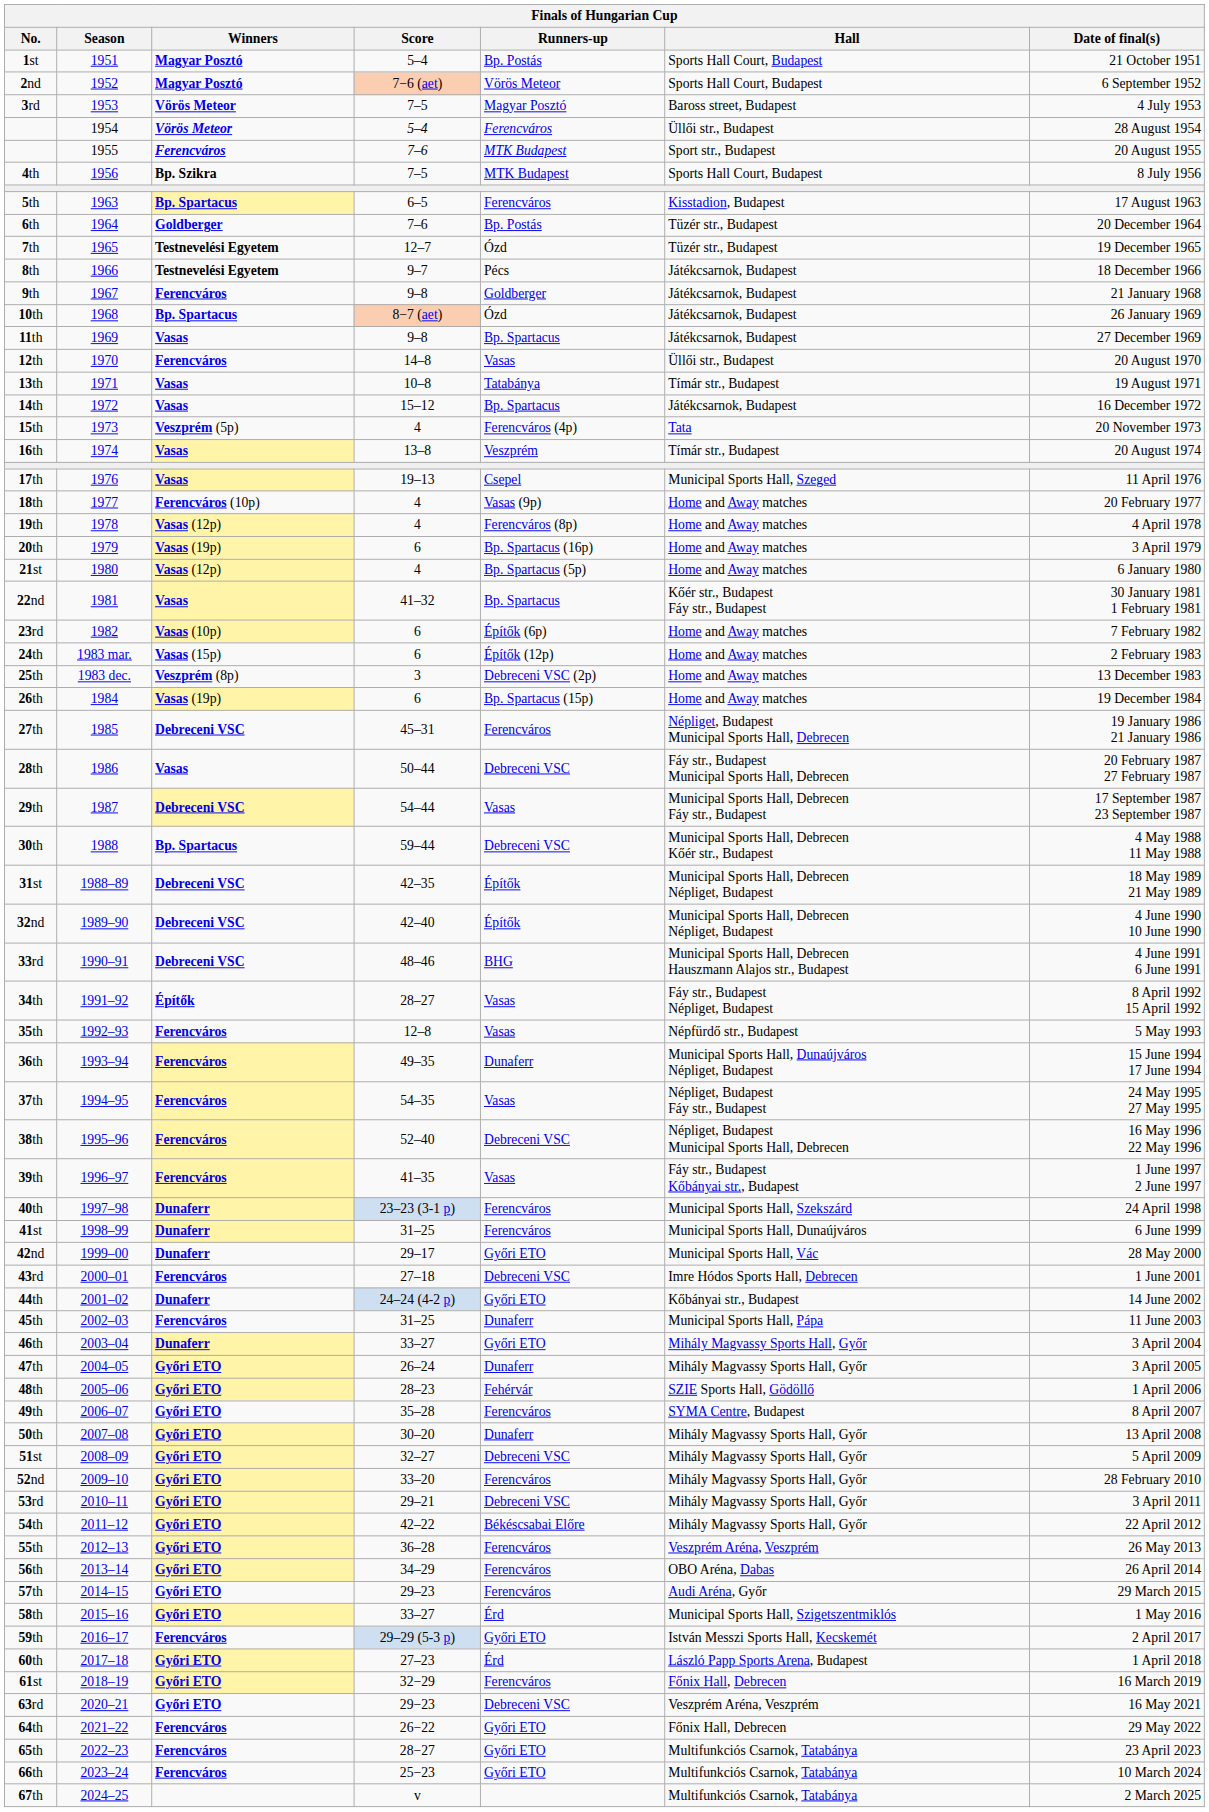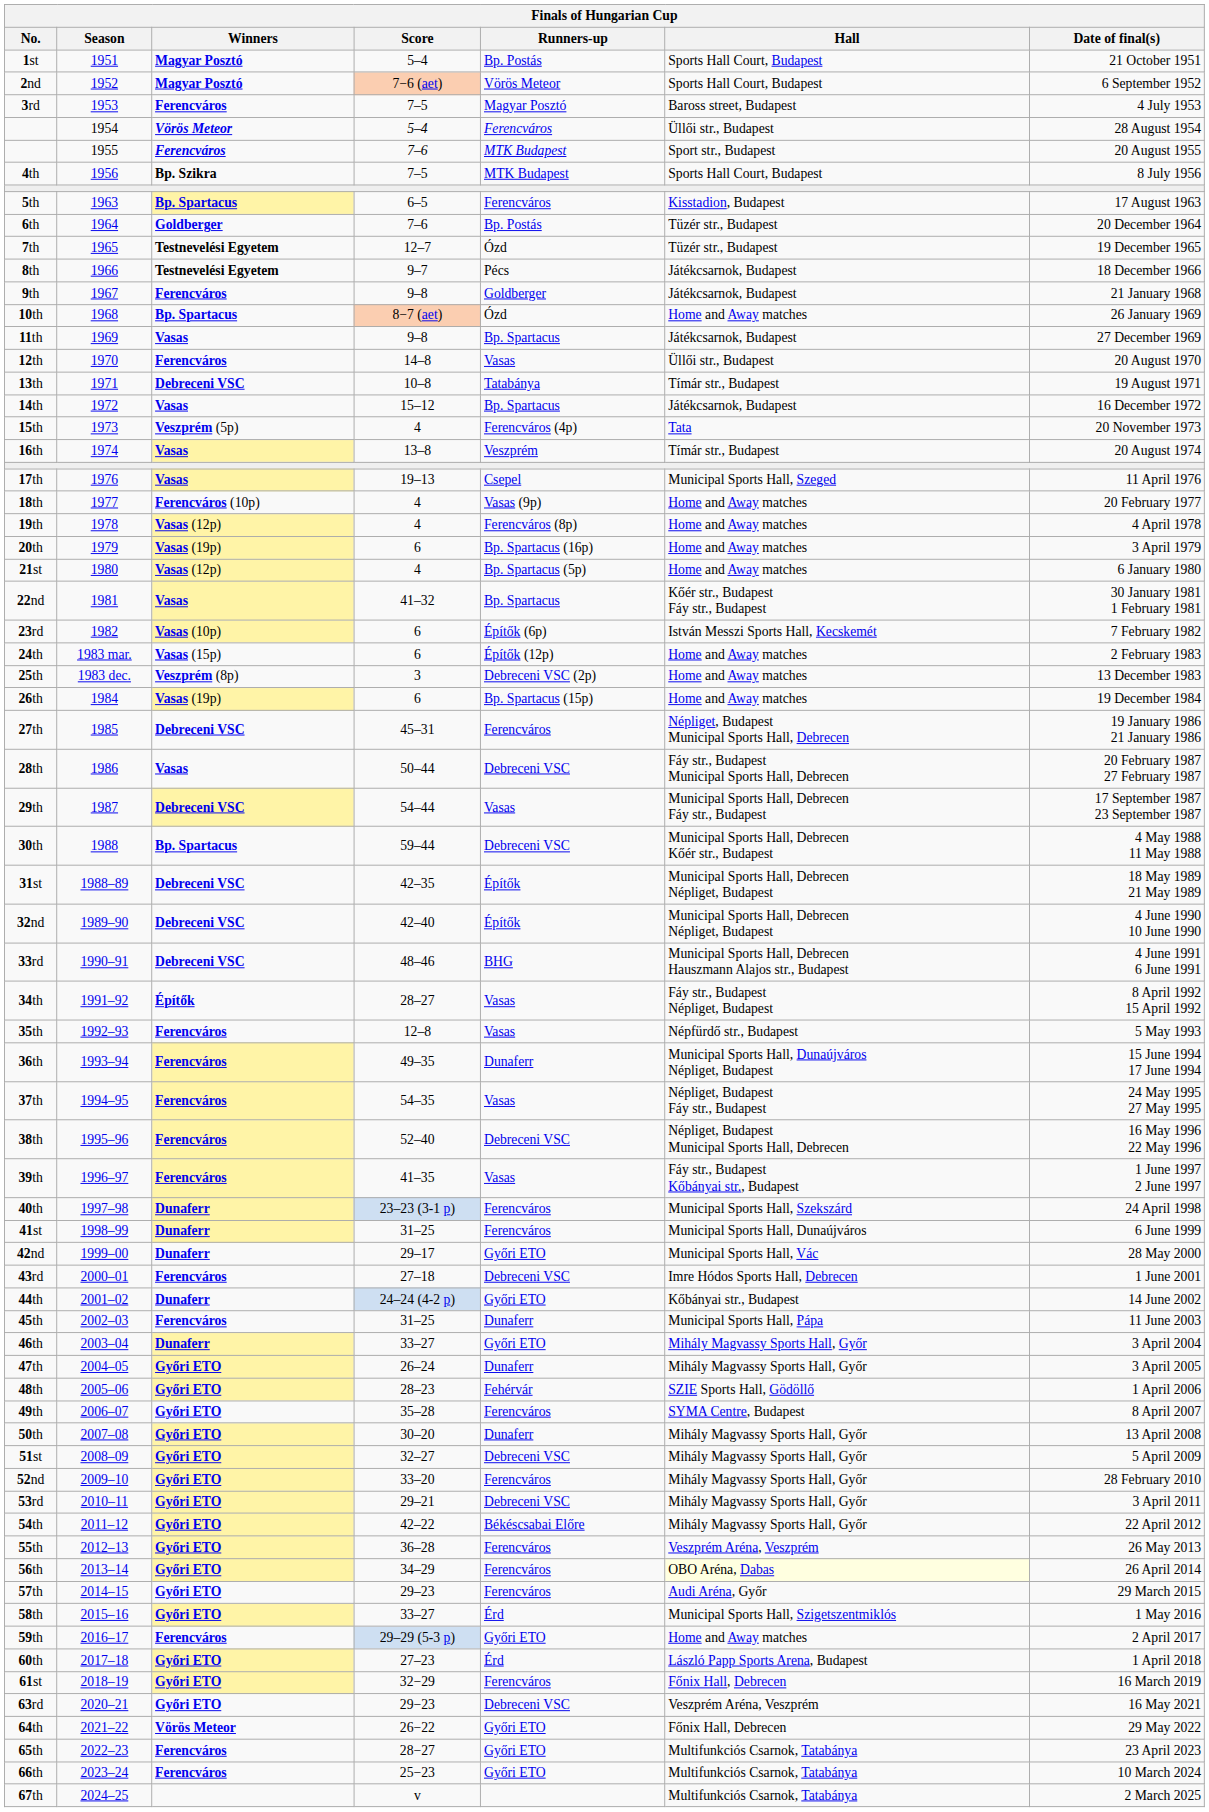(195, 106) Vörös Meteor -> (191, 106) Ferencváros
(732, 315) Játékcsarnok, Budapest -> (738, 315) Home and Away matches
(172, 383) Vasas -> (200, 383) Debreceni VSC
(738, 631) Home and Away matches -> (772, 631) István Messzi Sports Hall, Kecskemét
(721, 1570) no background -> (721, 1570) lightyellow background
(772, 1637) István Messzi Sports Hall, Kecskemét -> (738, 1637) Home and Away matches
(191, 1728) Ferencváros -> (195, 1728) Vörös Meteor
